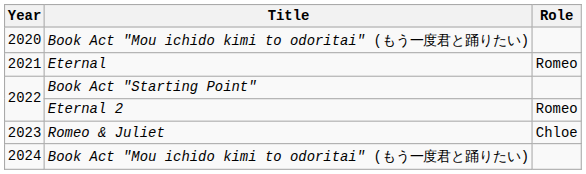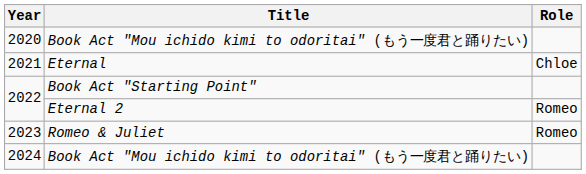(557, 64) Romeo -> (557, 64) Chloe
(557, 132) Chloe -> (557, 132) Romeo
